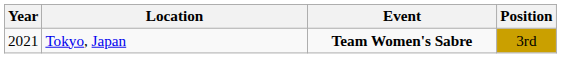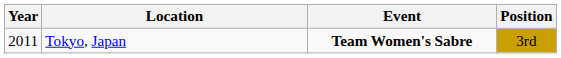(23, 40) 2021 -> (23, 40) 2011
